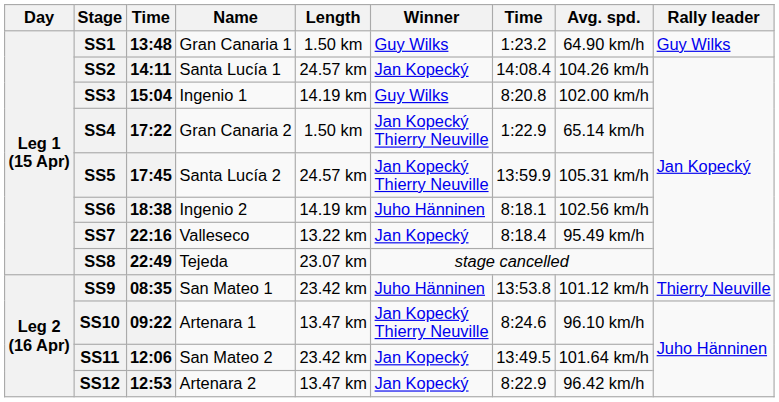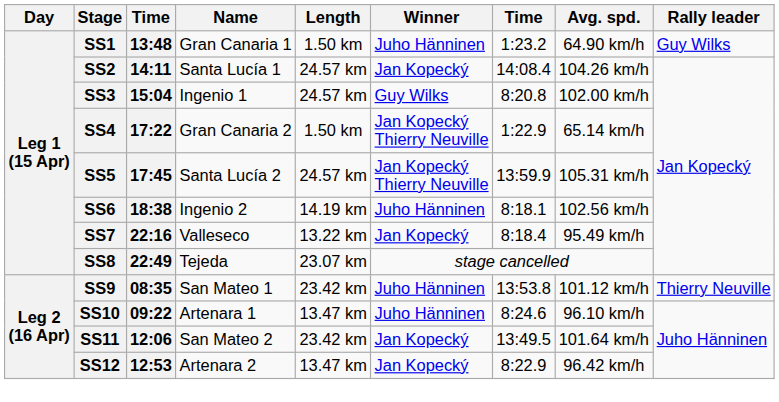(412, 44) Guy Wilks -> (430, 44) Juho Hänninen
(333, 96) 14.19 km -> (333, 96) 24.57 km
(432, 323) Jan Kopecký Thierry Neuville -> (430, 314) Juho Hänninen
